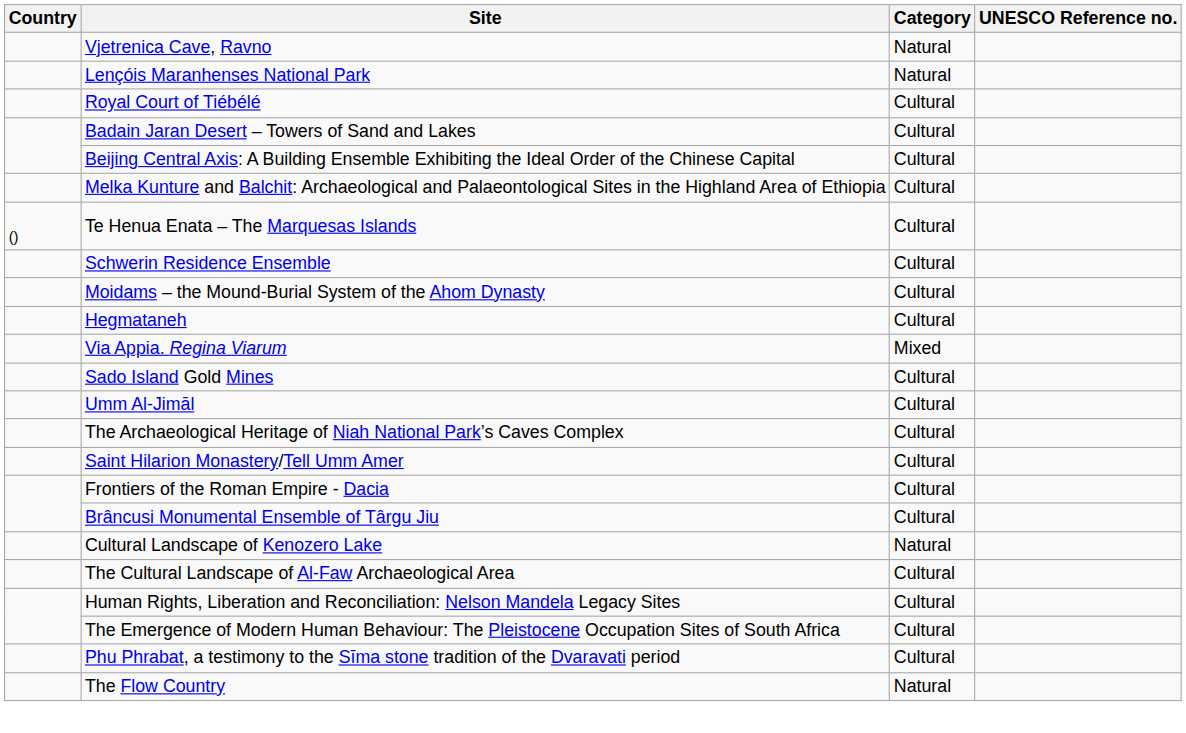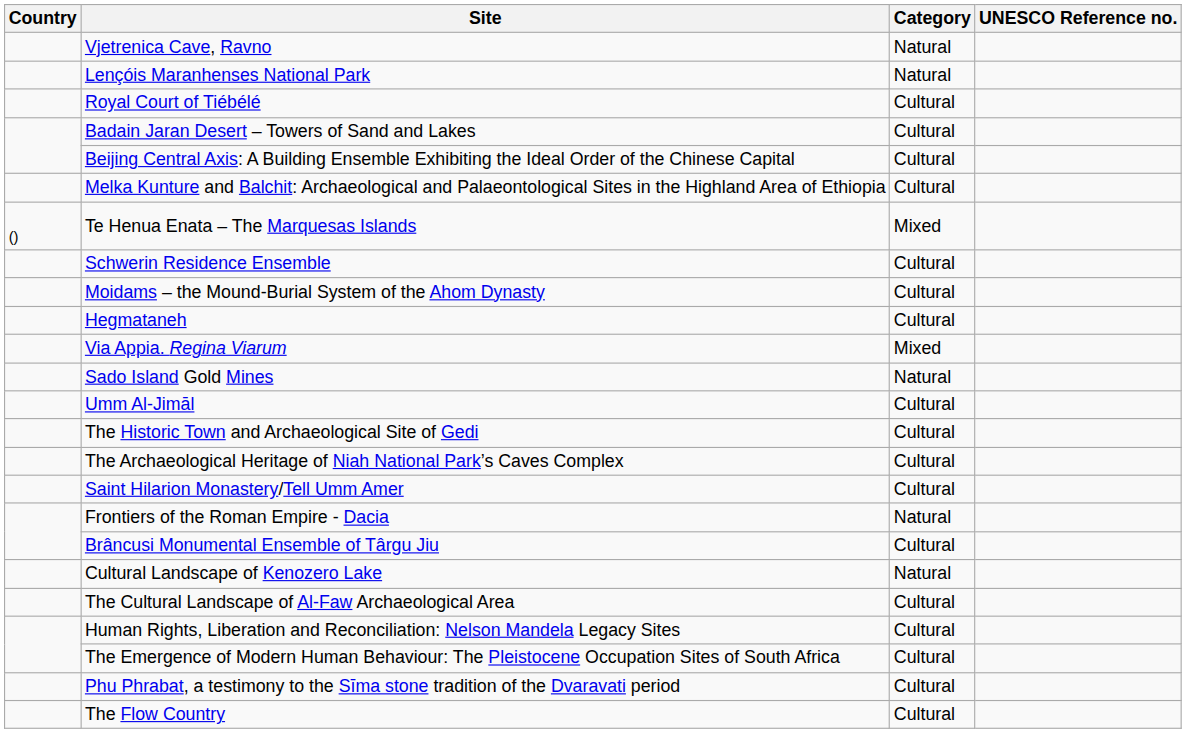(924, 225) Cultural -> (918, 225) Mixed
(924, 376) Cultural -> (922, 376) Natural
+ row: (282, 432)
(924, 489) Cultural -> (922, 517) Natural
(922, 686) Natural -> (924, 714) Cultural
